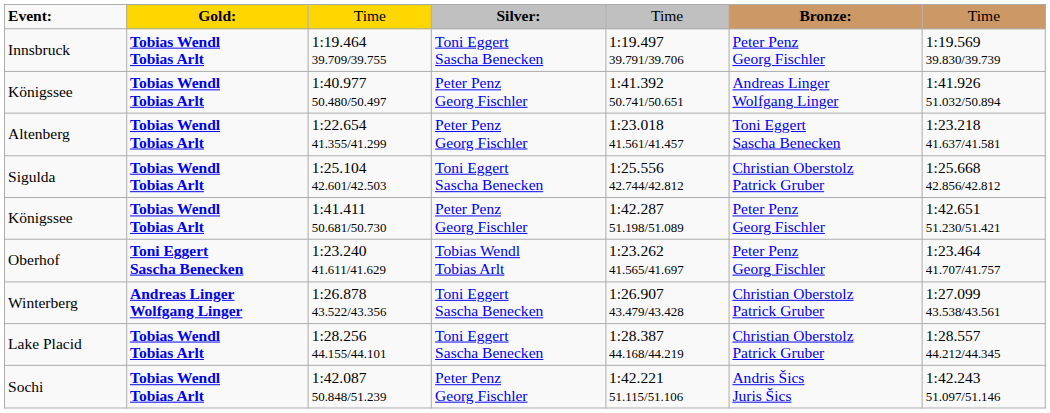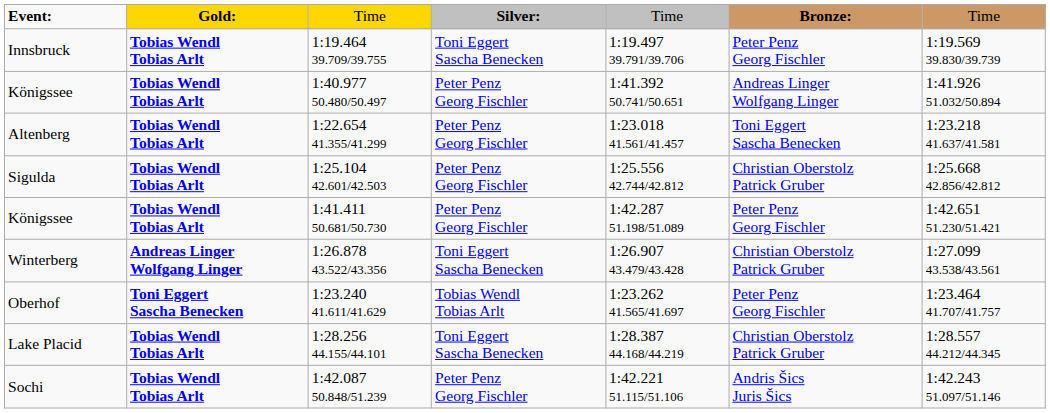(489, 176) Toni Eggert Sascha Benecken -> (481, 176) Peter Penz Georg Fischler
rows swapped: (349, 260) <-> (349, 302)
